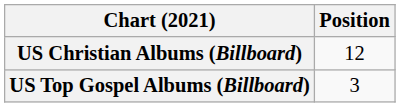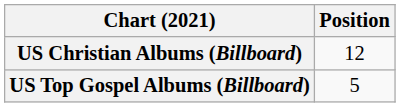(355, 85) 3 -> (355, 85) 5
